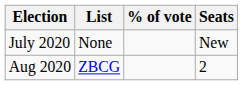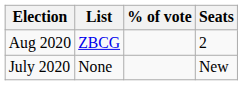rows swapped: (39, 42) <-> (40, 67)
